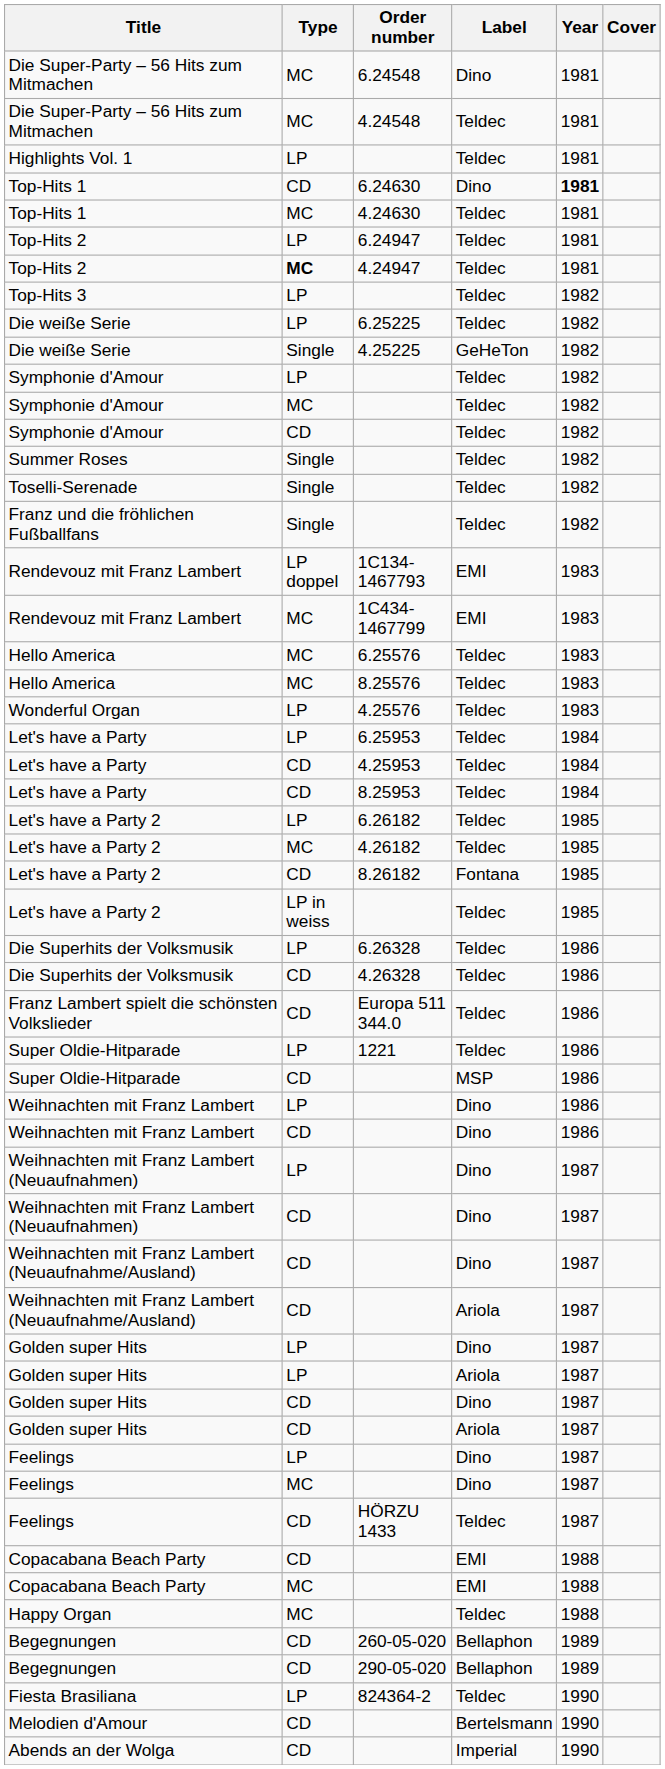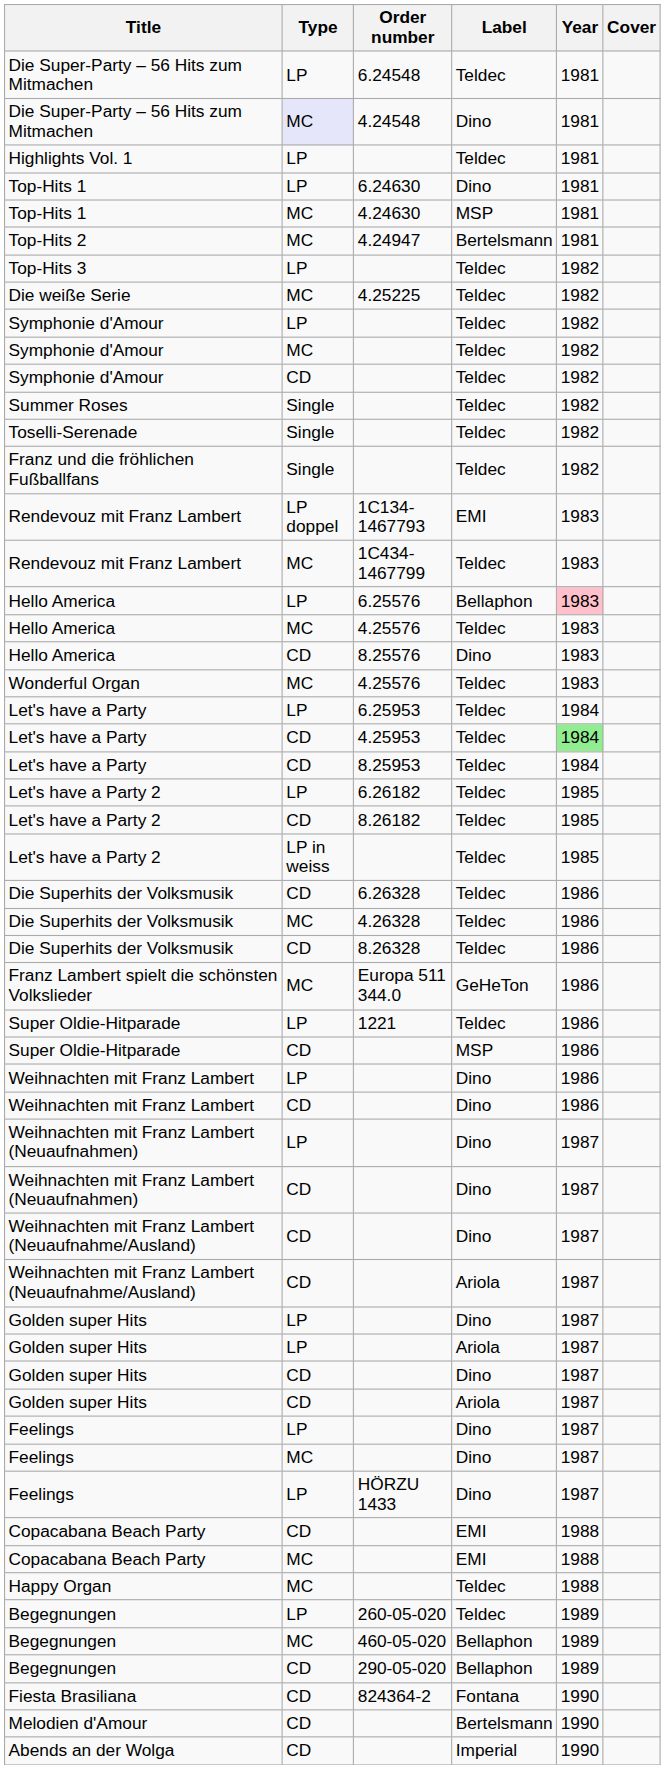(300, 74) MC -> (297, 74) LP
(473, 74) Dino -> (481, 74) Teldec
(300, 121) no background -> (300, 121) lavender background
(481, 121) Teldec -> (473, 121) Dino
(299, 186) CD -> (297, 186) LP
(580, 186) bold -> (580, 186) normal
(481, 213) Teldec -> (474, 213) MSP
- row: (47, 240)
(300, 268) bold -> (300, 240) normal
(481, 268) Teldec -> (504, 240) Bertelsmann
- row: (70, 323)
(310, 350) Single -> (300, 295) MC
(492, 350) GeHeTon -> (481, 295) Teldec
(471, 618) EMI -> (481, 563) Teldec
(300, 655) MC -> (297, 600) LP
(481, 655) Teldec -> (494, 600) Bellaphon
(580, 655) no background -> (580, 600) pink background
+ row: (62, 628)
(300, 682) MC -> (299, 655) CD
(481, 682) Teldec -> (473, 655) Dino
(297, 710) LP -> (300, 682) MC
(580, 765) no background -> (580, 737) lightgreen background
- row: (85, 847)
(487, 874) Fontana -> (481, 819) Teldec
(297, 949) LP -> (299, 894) CD
(299, 976) CD -> (300, 921) MC
+ row: (121, 949)
(299, 1013) CD -> (300, 986) MC
(481, 1013) Teldec -> (492, 986) GeHeTon
(299, 1521) CD -> (297, 1494) LP
(481, 1521) Teldec -> (473, 1494) Dino
(299, 1641) CD -> (297, 1613) LP
(494, 1641) Bellaphon -> (481, 1613) Teldec
+ row: (62, 1641)
(297, 1695) LP -> (299, 1695) CD
(481, 1695) Teldec -> (487, 1695) Fontana
